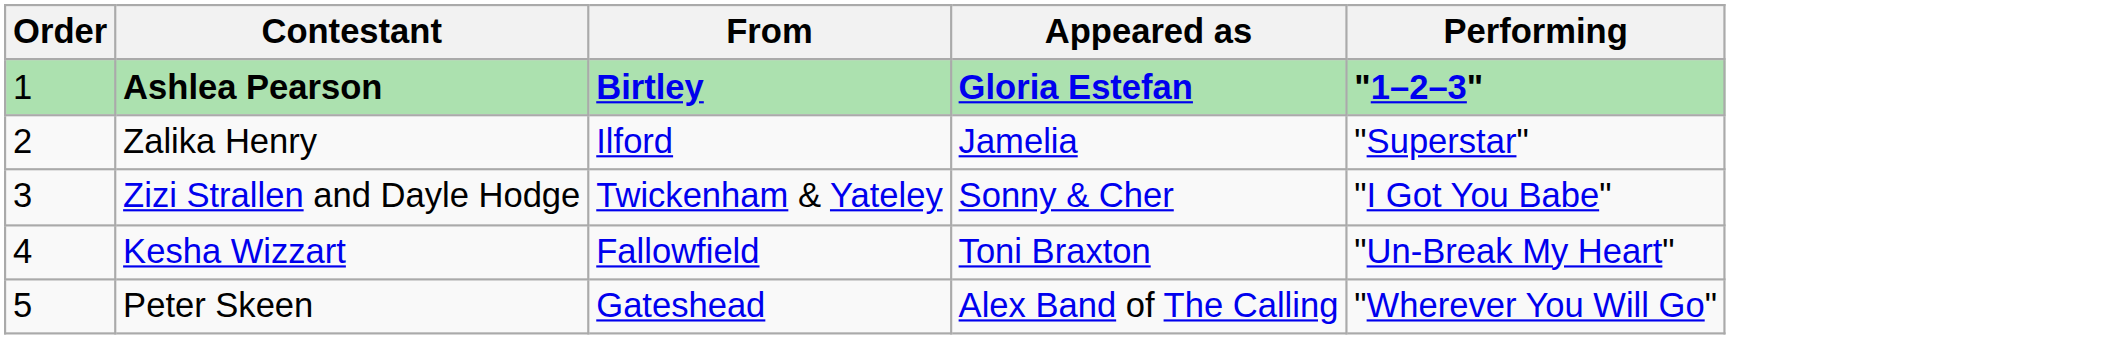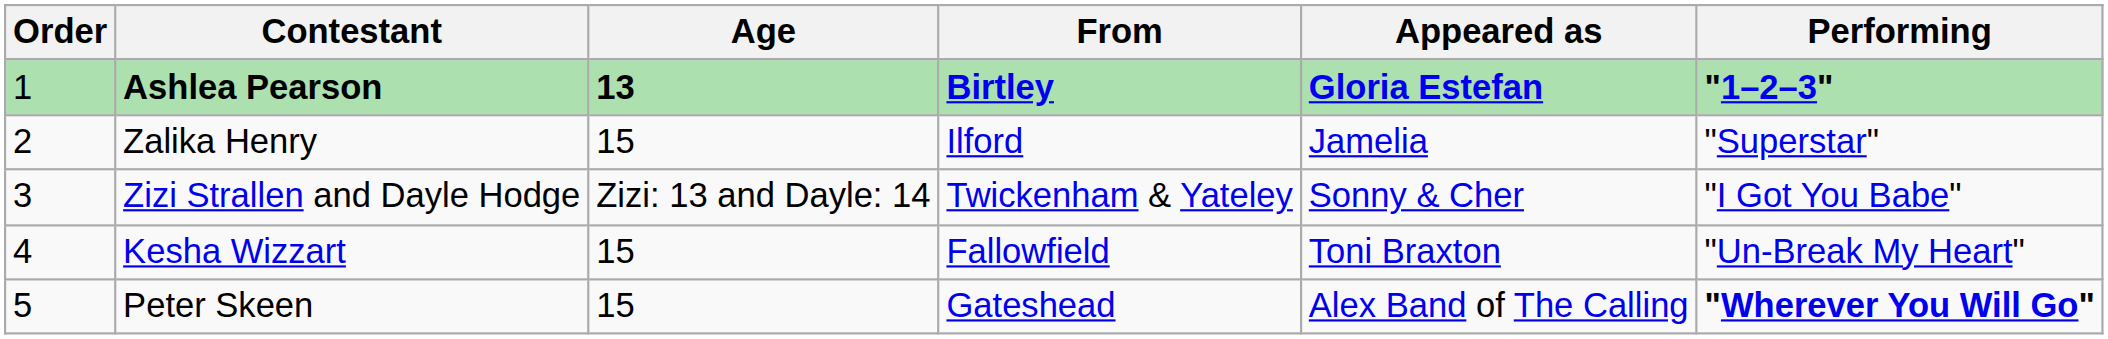+ column: (763, 31)
(1536, 305) normal -> (1900, 305) bold
